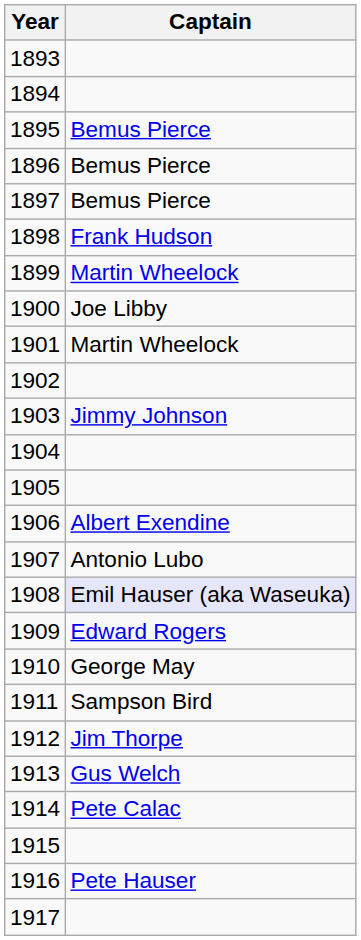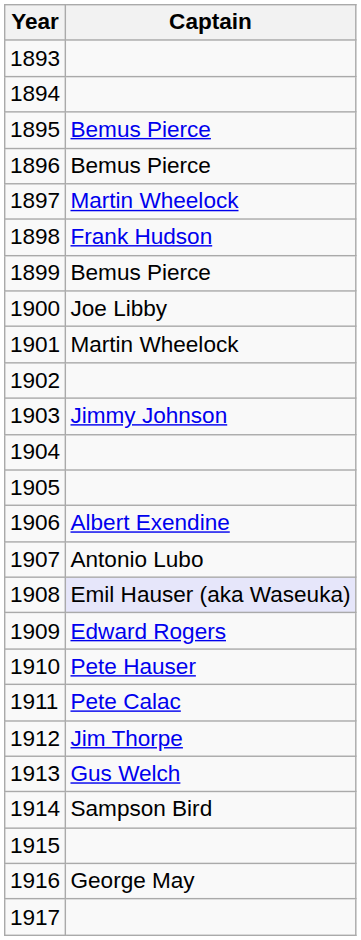(141, 201) Bemus Pierce -> (154, 201) Martin Wheelock
(154, 272) Martin Wheelock -> (141, 272) Bemus Pierce
(133, 666) George May -> (133, 666) Pete Hauser
(141, 702) Sampson Bird -> (126, 702) Pete Calac
(126, 809) Pete Calac -> (141, 809) Sampson Bird
(133, 881) Pete Hauser -> (133, 881) George May
